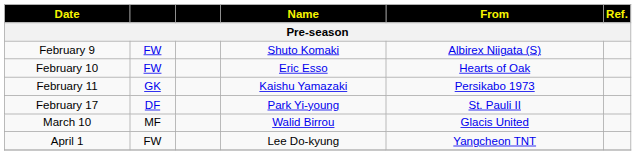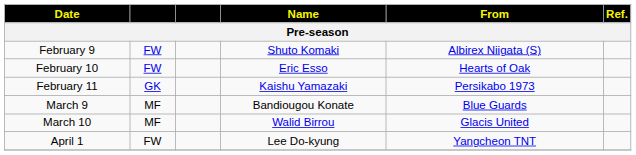- row: (67, 105)
+ row: (67, 105)
